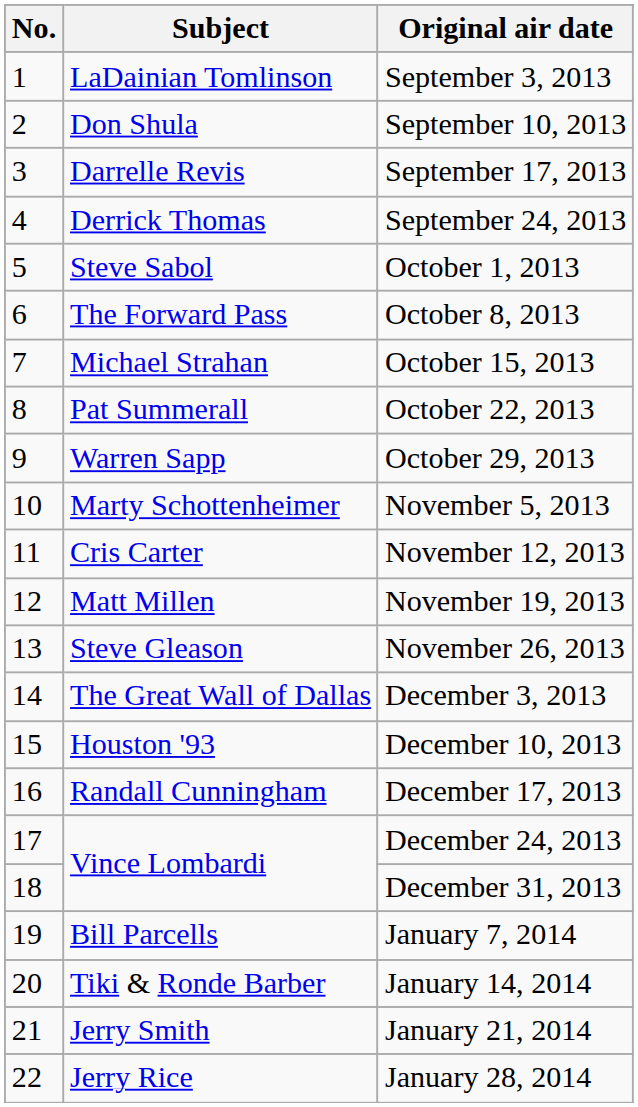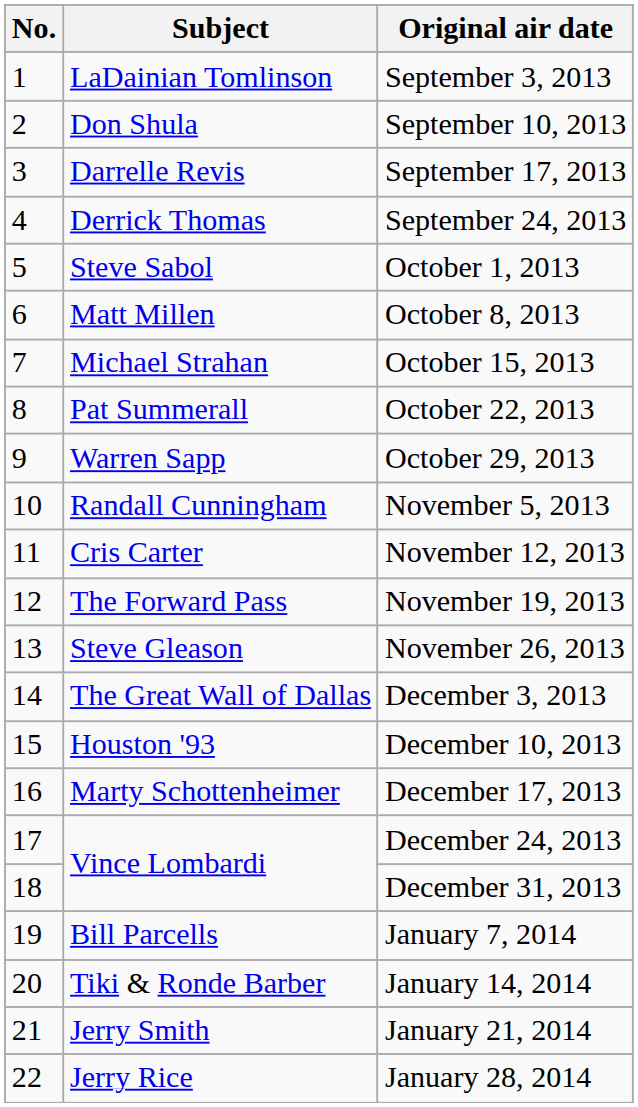(179, 314) The Forward Pass -> (142, 314) Matt Millen
(205, 505) Marty Schottenheimer -> (198, 505) Randall Cunningham
(142, 600) Matt Millen -> (179, 600) The Forward Pass
(198, 791) Randall Cunningham -> (205, 791) Marty Schottenheimer
